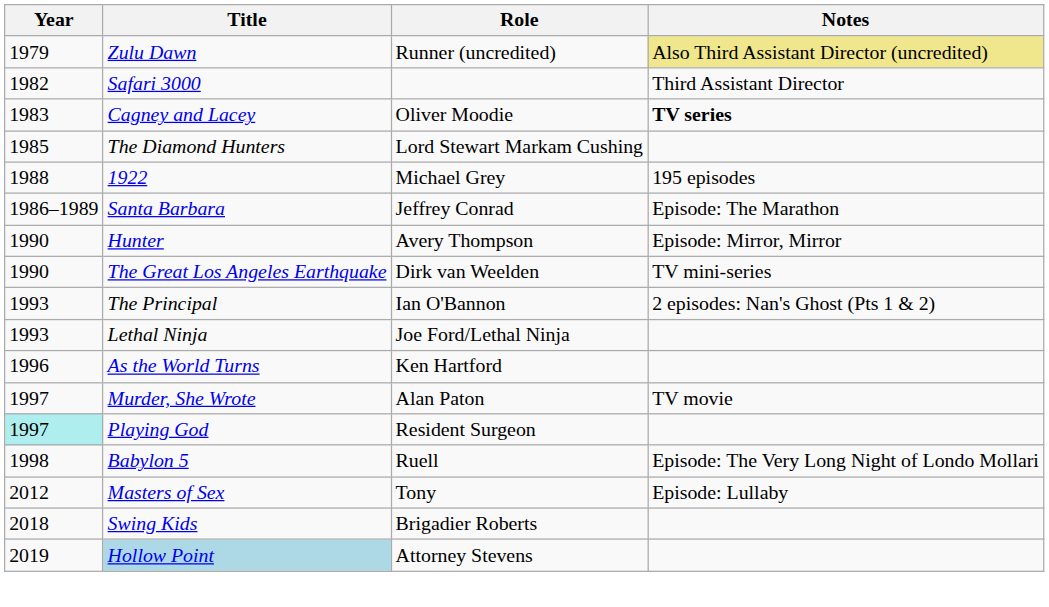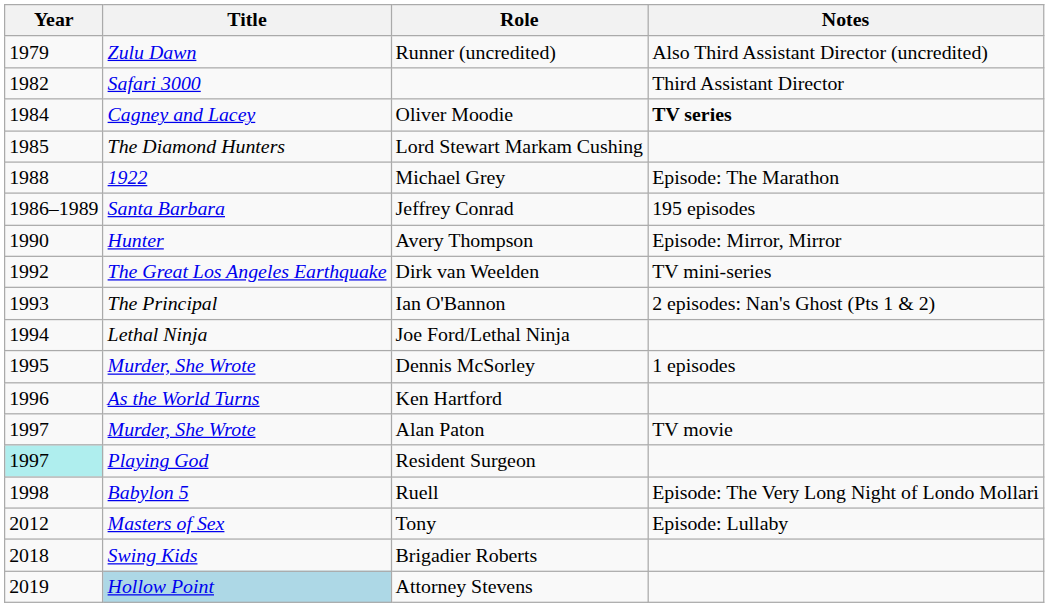(820, 51) khaki background -> (820, 51) no background
(29, 114) 1983 -> (29, 114) 1984
(704, 177) 195 episodes -> (746, 177) Episode: The Marathon
(746, 209) Episode: The Marathon -> (704, 209) 195 episodes
(29, 271) 1990 -> (29, 271) 1992
(29, 334) 1993 -> (29, 334) 1994
+ row: (465, 366)
